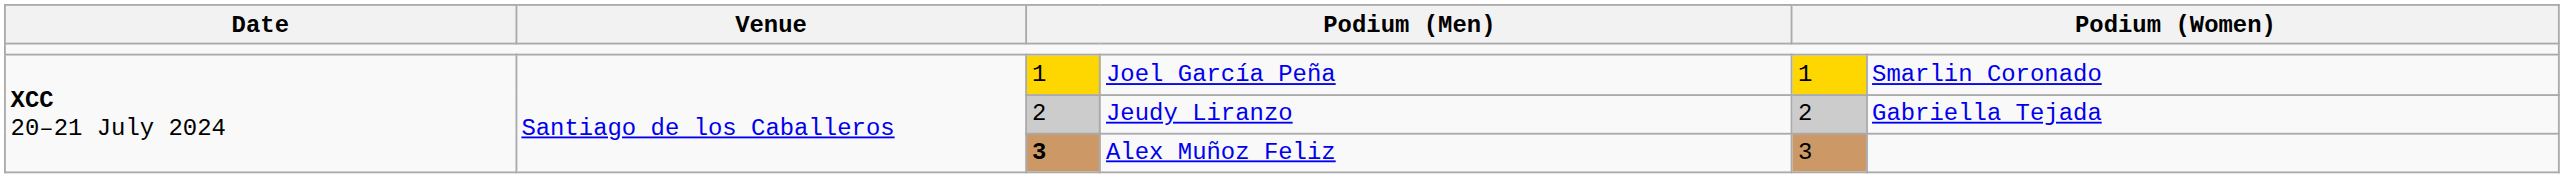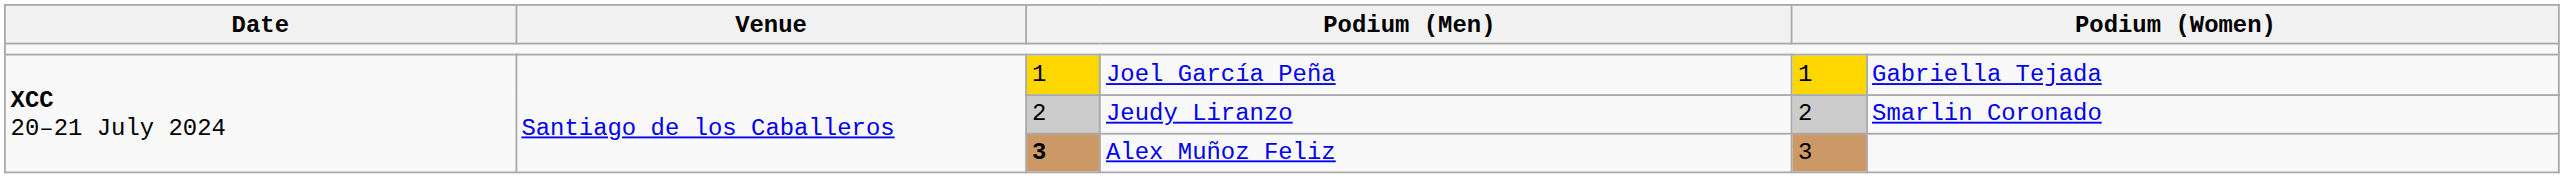(1987, 75) Smarlin Coronado -> (1987, 75) Gabriella Tejada
(1987, 114) Gabriella Tejada -> (1987, 114) Smarlin Coronado
